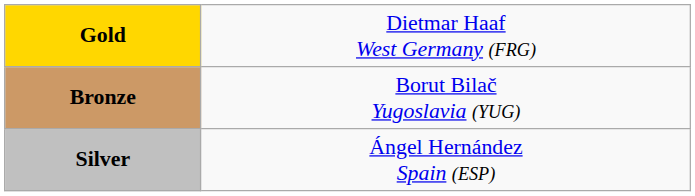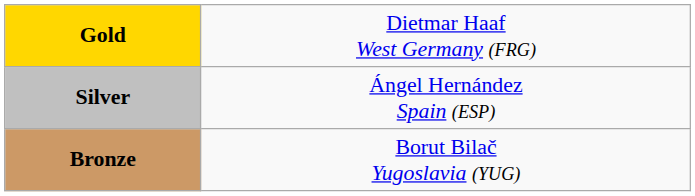rows swapped: (103, 159) <-> (103, 97)
